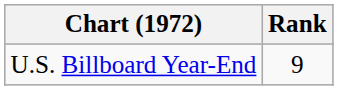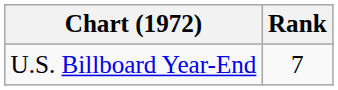(297, 64) 9 -> (297, 64) 7
